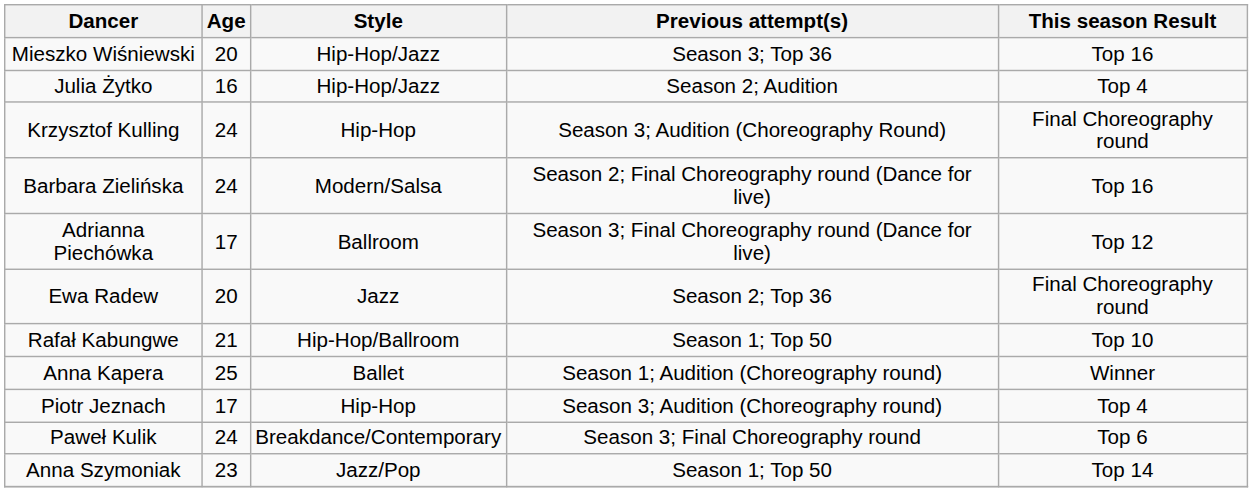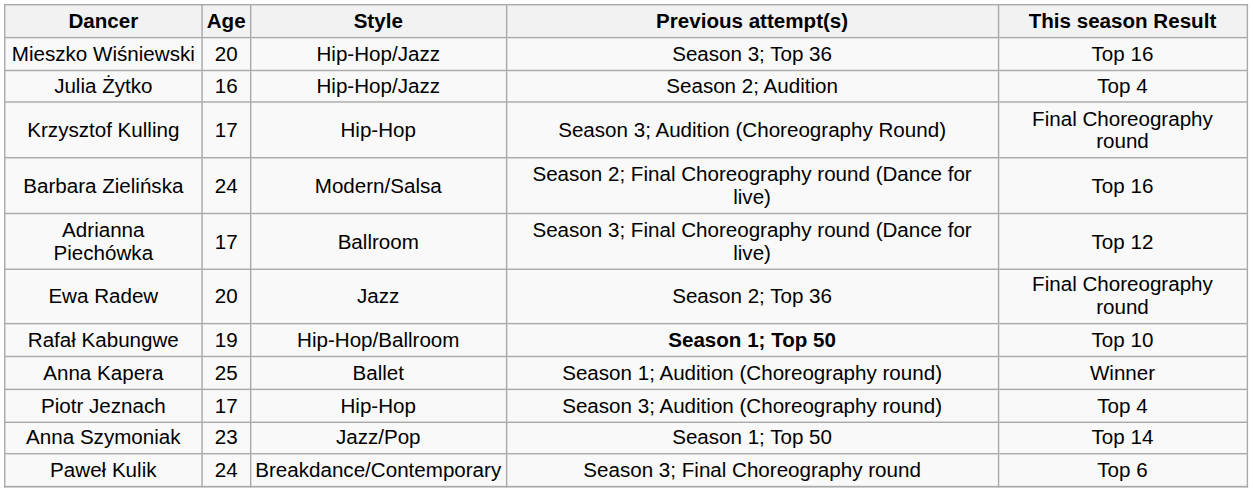(226, 130) 24 -> (226, 130) 17
(226, 341) 21 -> (226, 341) 19
(752, 341) normal -> (752, 341) bold
rows swapped: (103, 438) <-> (103, 471)
